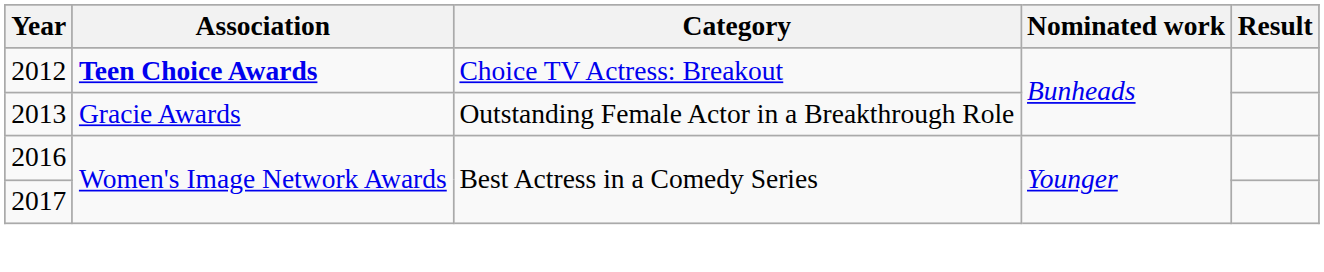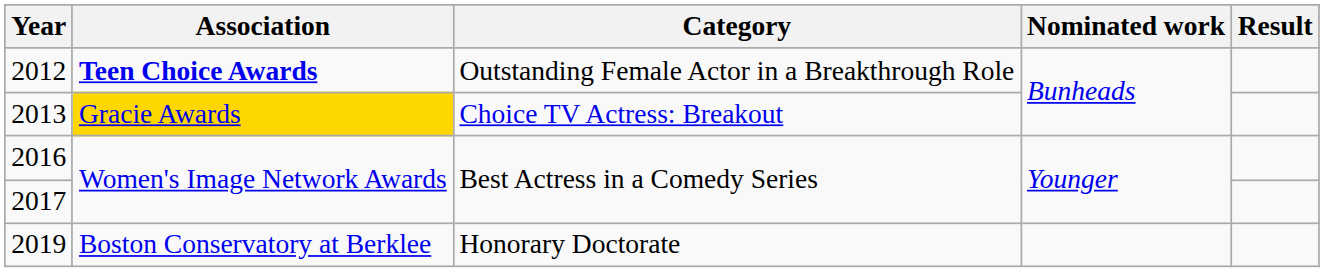(621, 69) Choice TV Actress: Breakout -> (737, 69) Outstanding Female Actor in a Breakthrough Role
(160, 113) no background -> (160, 113) gold background
(737, 113) Outstanding Female Actor in a Breakthrough Role -> (621, 113) Choice TV Actress: Breakout
+ row: (39, 244)
